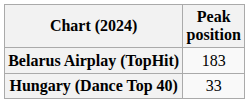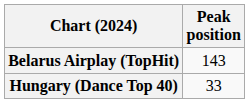(214, 60) 183 -> (214, 60) 143
